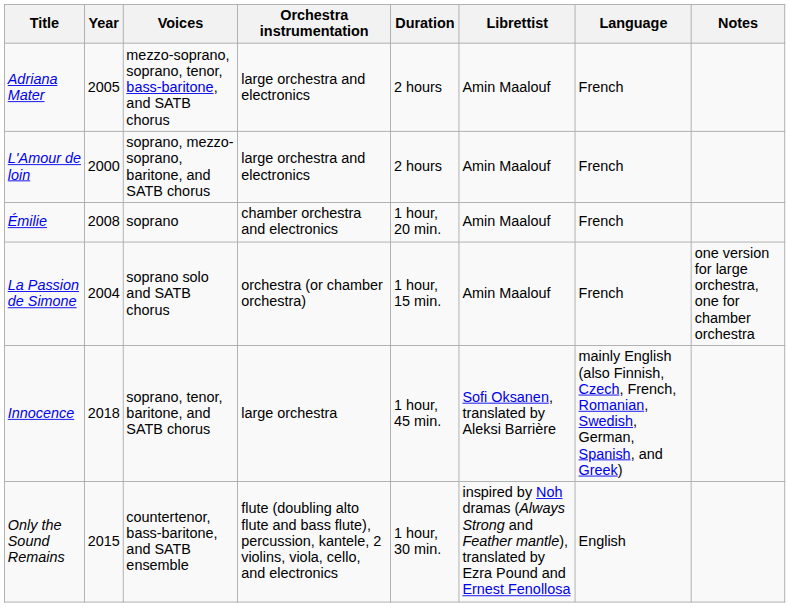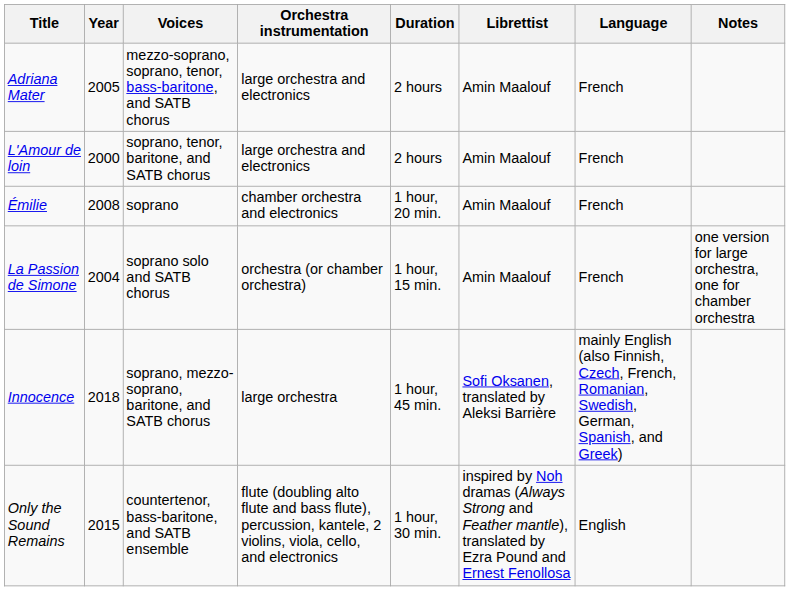(180, 166) soprano, mezzo-soprano, baritone, and SATB chorus -> (174, 158) soprano, tenor, baritone, and SATB chorus
(174, 413) soprano, tenor, baritone, and SATB chorus -> (180, 397) soprano, mezzo-soprano, baritone, and SATB chorus
